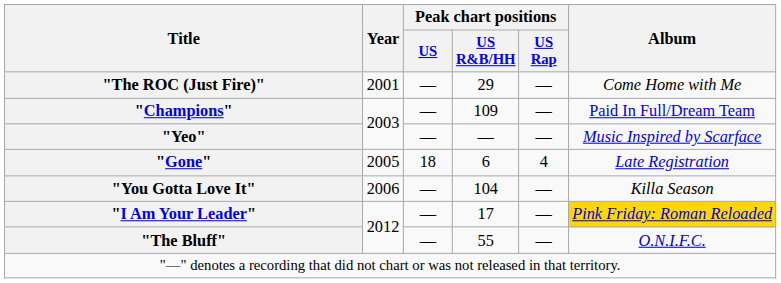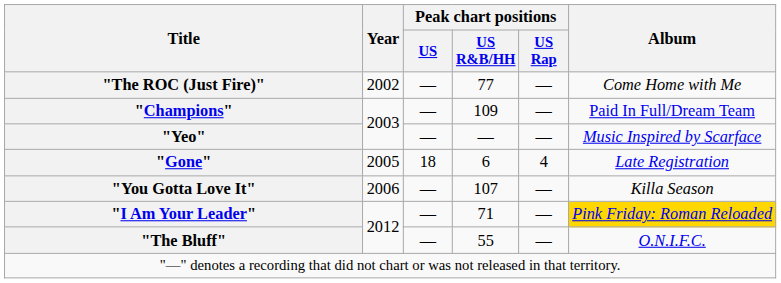(383, 84) 2001 -> (383, 84) 2002
(486, 84) 29 -> (486, 84) 77
(486, 188) 104 -> (486, 188) 107
(486, 214) 17 -> (486, 214) 71
